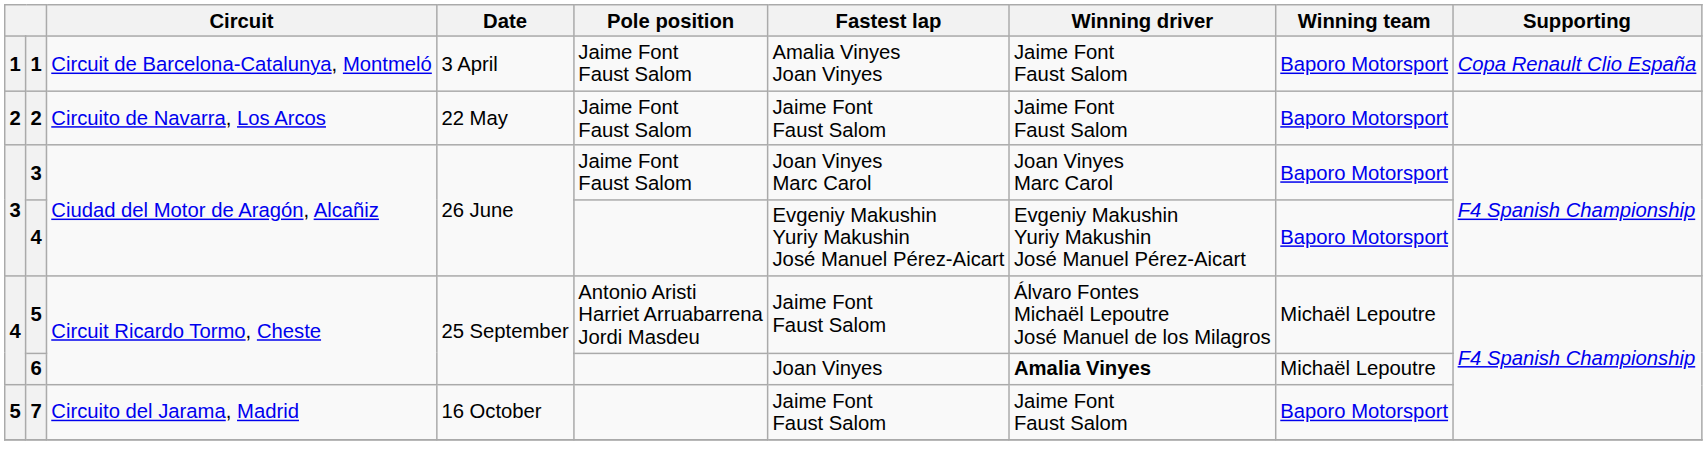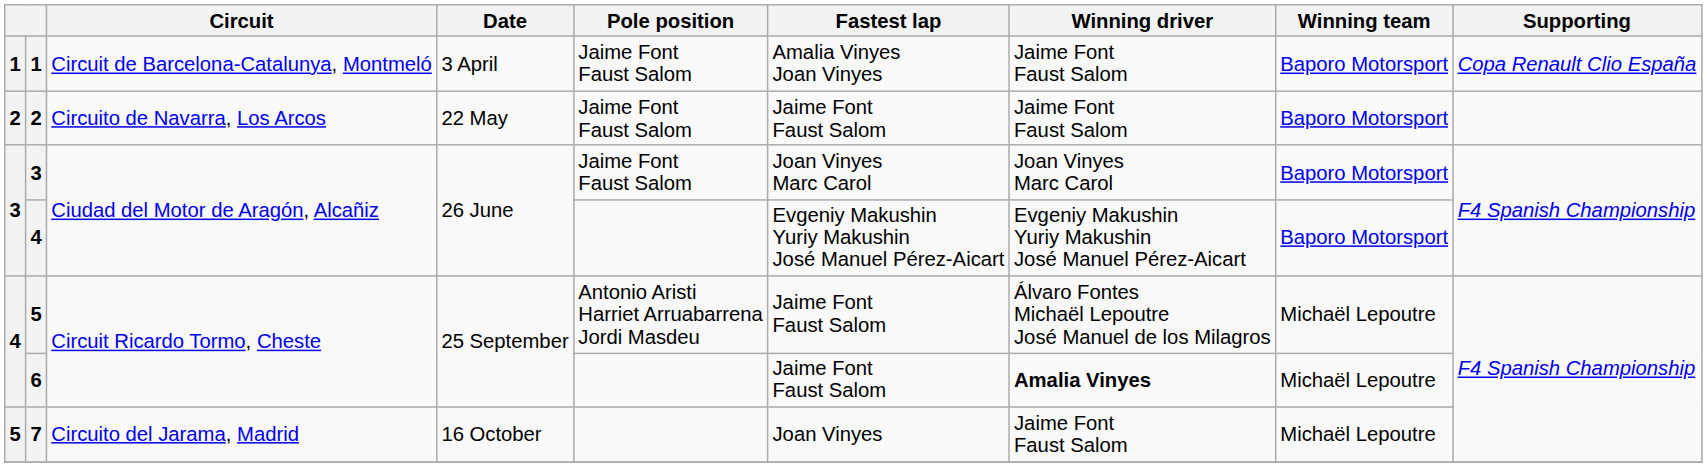(827, 368) Joan Vinyes -> (829, 380) Jaime Font Faust Salom
(829, 412) Jaime Font Faust Salom -> (827, 434) Joan Vinyes
(1364, 412) Baporo Motorsport -> (1358, 434) Michaël Lepoutre
